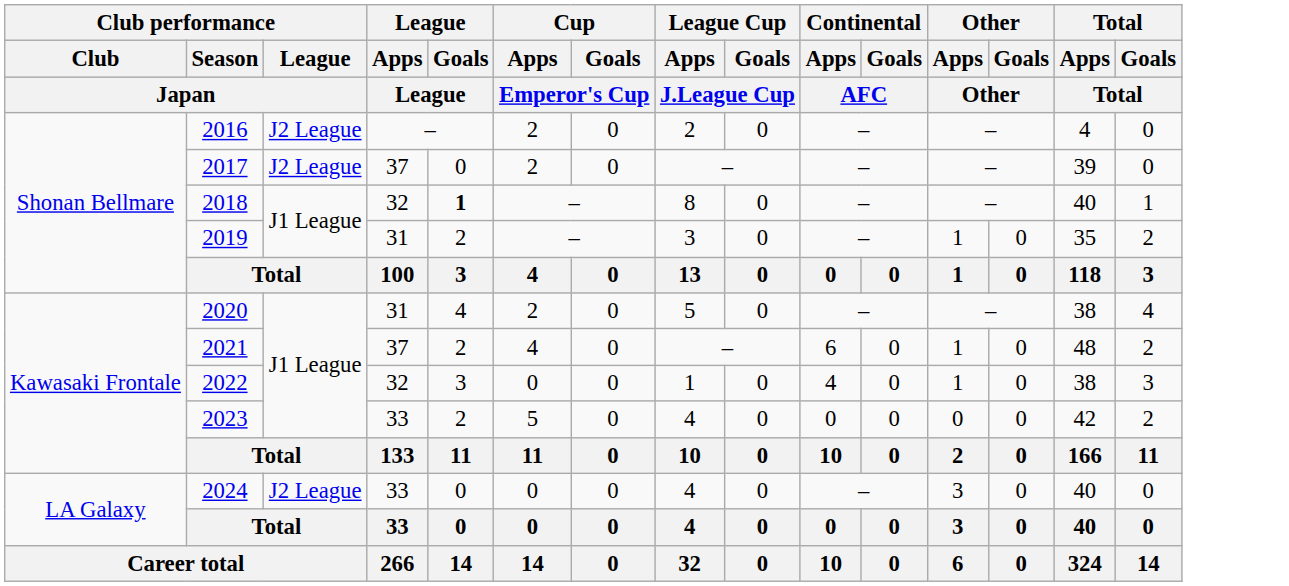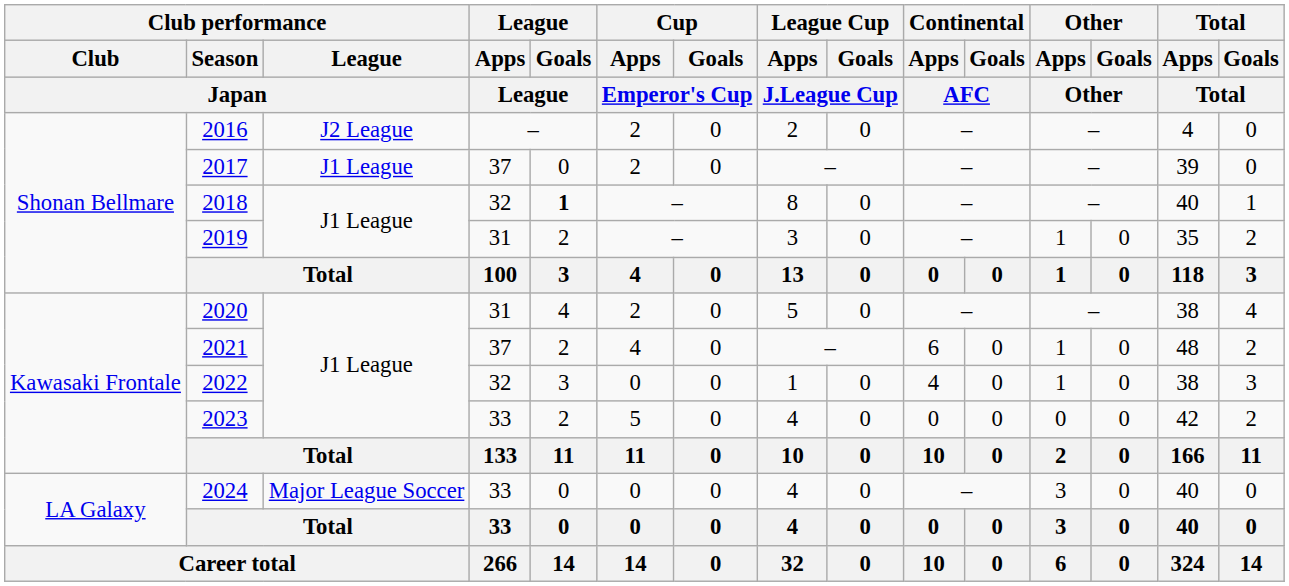(315, 166) J2 League -> (367, 166) J1 League
(315, 490) J2 League -> (367, 490) Major League Soccer
